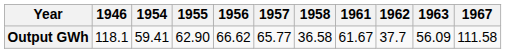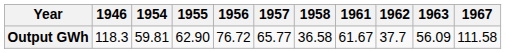(112, 37) 118.1 -> (112, 37) 118.3
(152, 37) 59.41 -> (152, 37) 59.81
(233, 37) 66.62 -> (233, 37) 76.72
